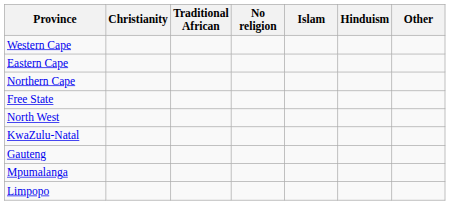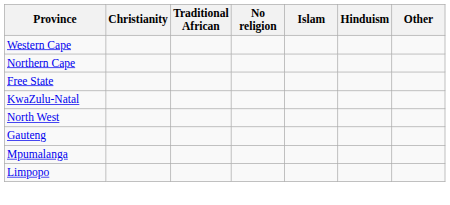- row: (38, 63)
rows swapped: (43, 136) <-> (33, 117)
